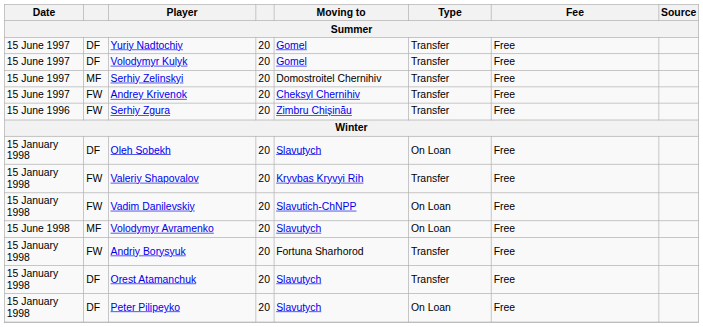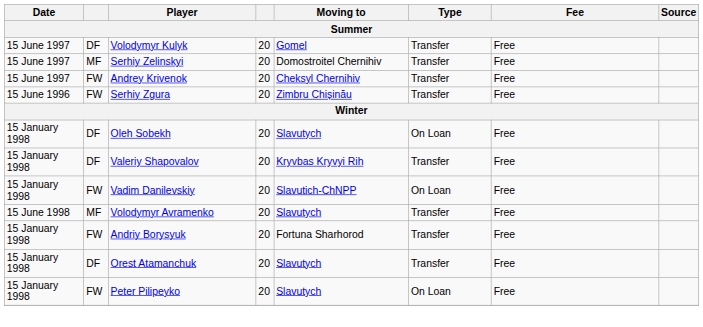- row: (147, 45)
(94, 178) FW -> (93, 162) DF
(431, 229) On Loan -> (430, 212) Transfer
(93, 308) DF -> (94, 291) FW
